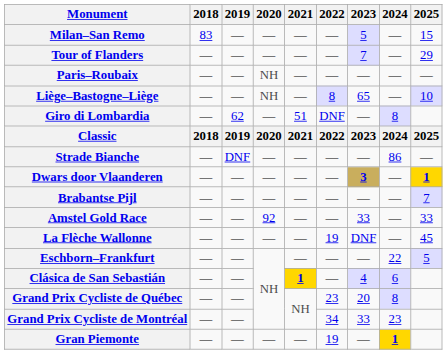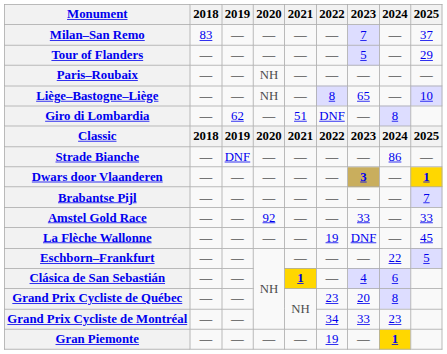(363, 34) 5 -> (363, 34) 7
(426, 34) 15 -> (426, 34) 37
(363, 55) 7 -> (363, 55) 5
